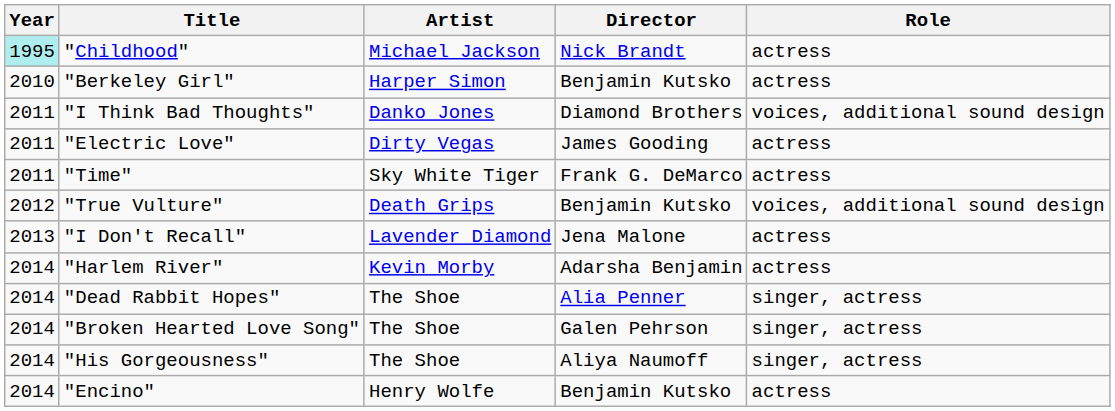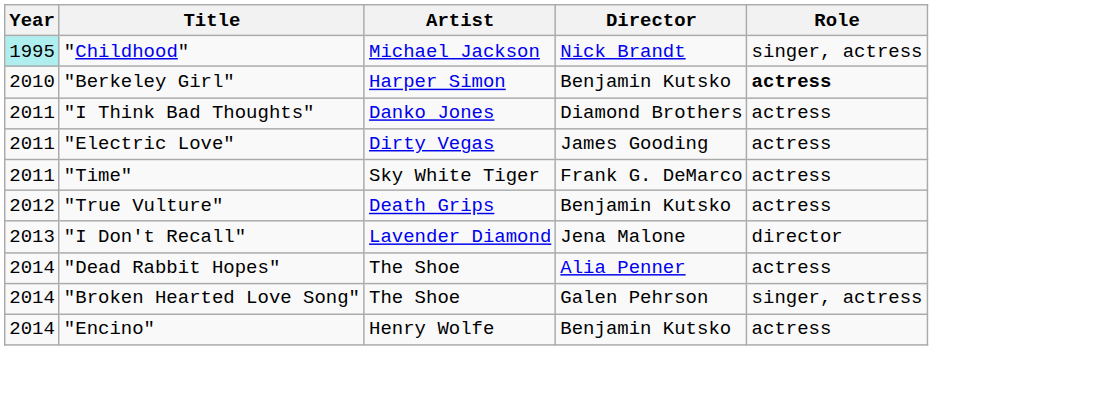(791, 51) actress -> (837, 51) singer, actress
(791, 82) normal -> (791, 82) bold
(928, 113) voices, additional sound design -> (791, 113) actress
(928, 206) voices, additional sound design -> (791, 206) actress
(791, 237) actress -> (797, 237) director
- row: (144, 268)
(837, 299) singer, actress -> (791, 268) actress
- row: (166, 360)
